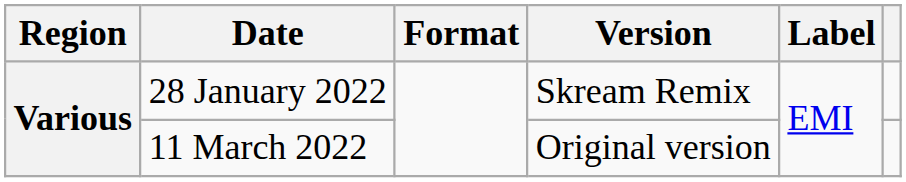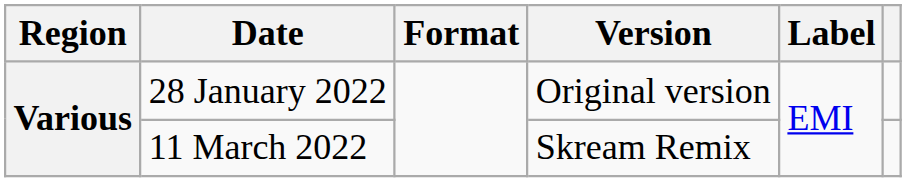(643, 90) Skream Remix -> (653, 90) Original version
(653, 147) Original version -> (643, 147) Skream Remix
